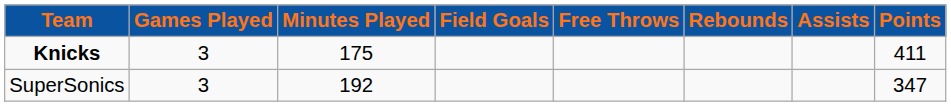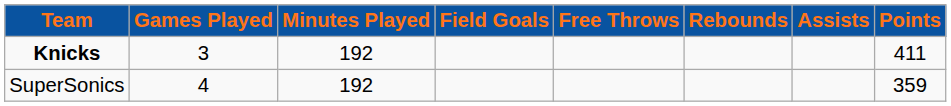(356, 52) 175 -> (356, 52) 192
(203, 85) 3 -> (203, 85) 4
(910, 85) 347 -> (910, 85) 359
